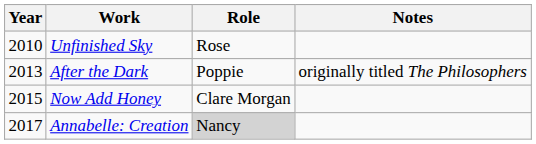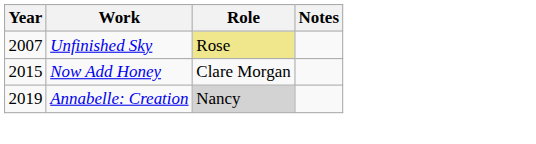(25, 44) 2010 -> (25, 44) 2007
(213, 44) no background -> (213, 44) khaki background
- row: (99, 71)
(25, 125) 2017 -> (25, 98) 2019
